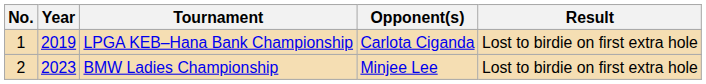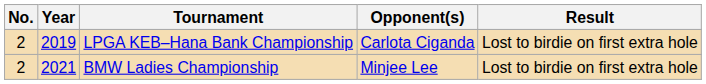(21, 42) 1 -> (21, 42) 2
(59, 67) 2023 -> (59, 67) 2021
